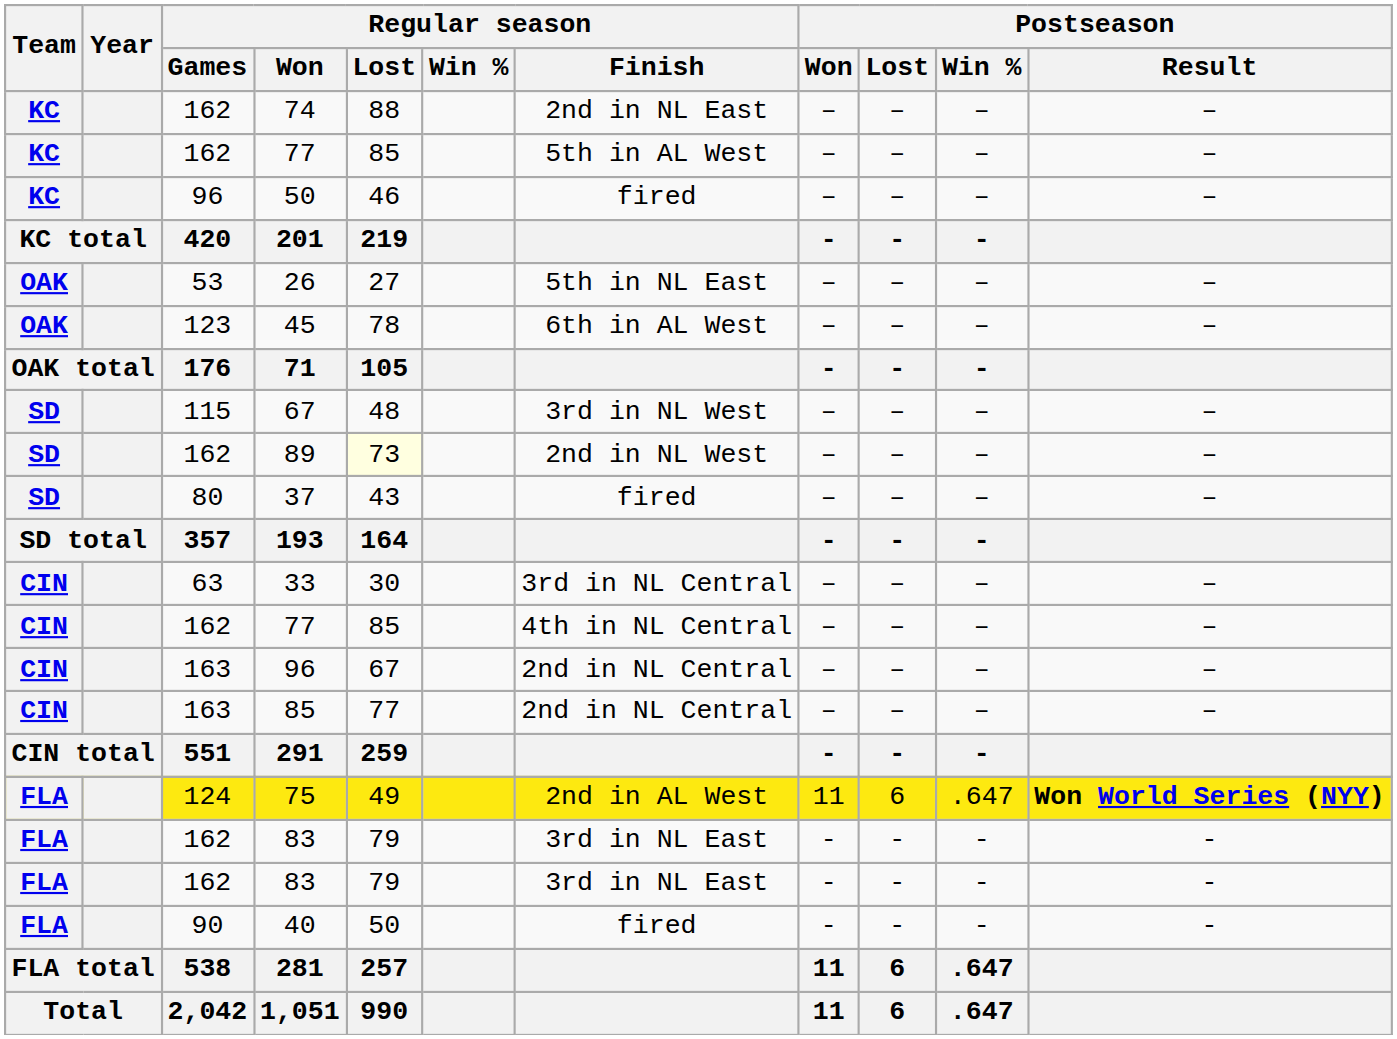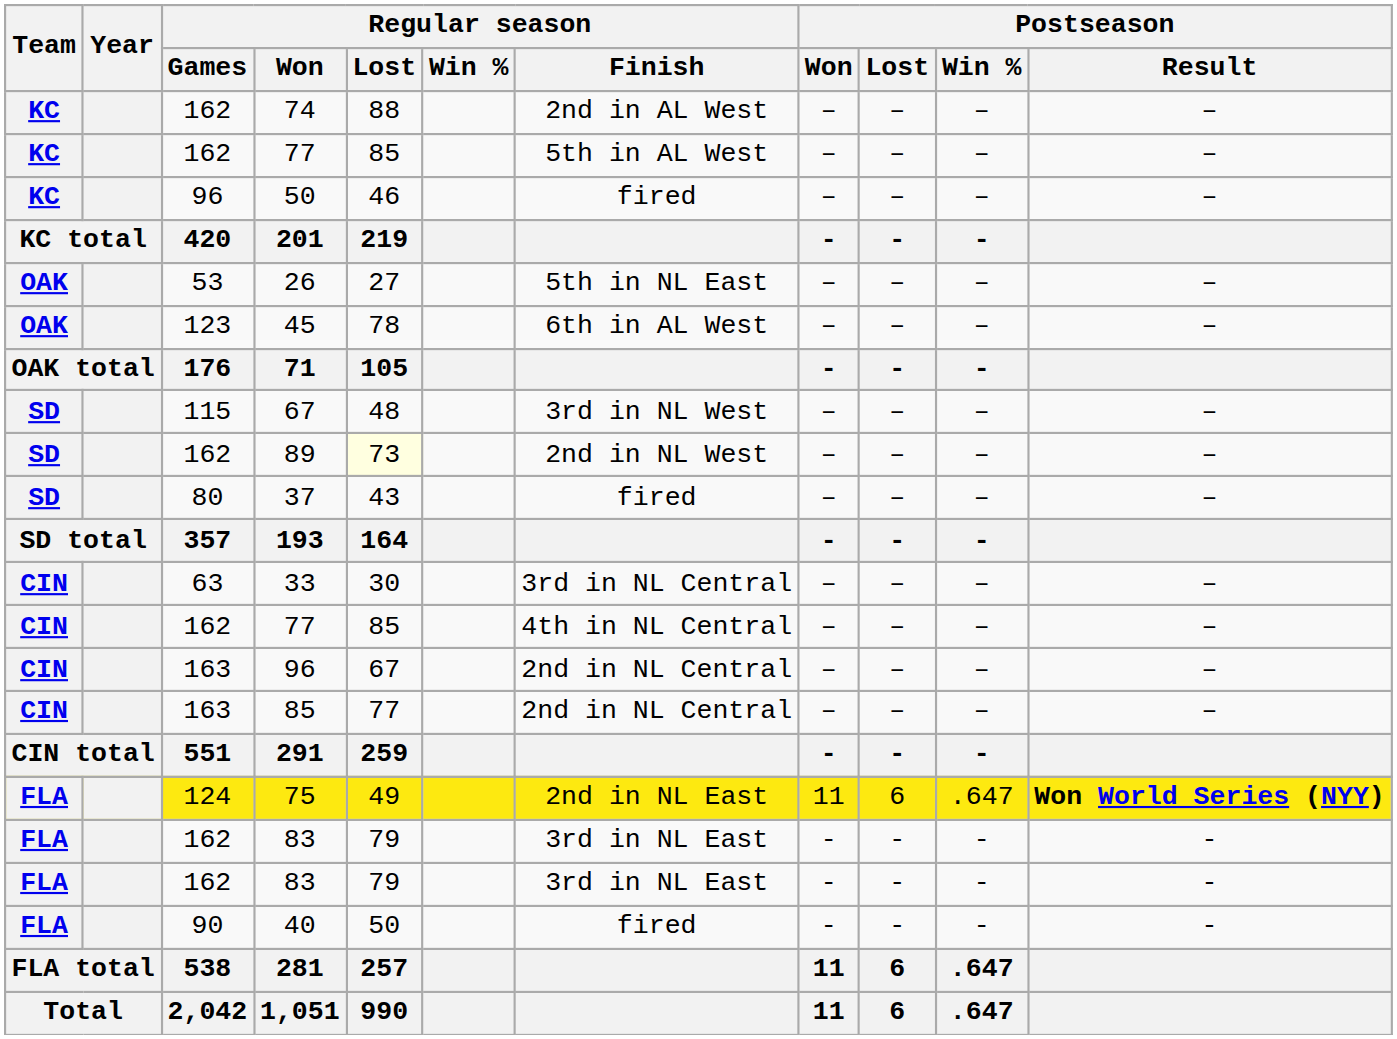(657, 113) 2nd in NL East -> (657, 113) 2nd in AL West
(657, 798) 2nd in AL West -> (657, 798) 2nd in NL East
